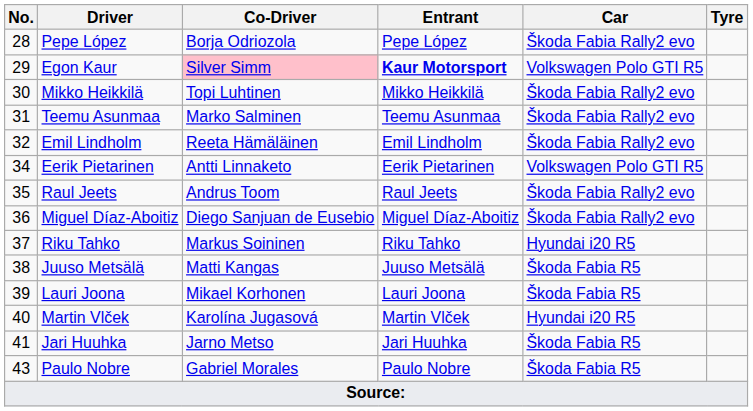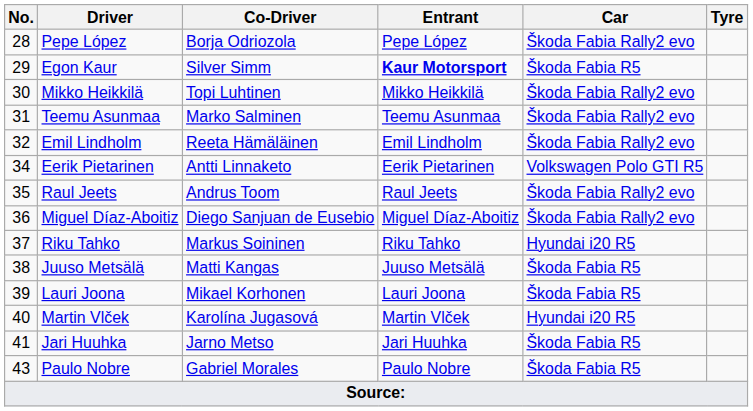(228, 67) pink background -> (228, 67) no background
(615, 67) Volkswagen Polo GTI R5 -> (584, 67) Škoda Fabia R5
